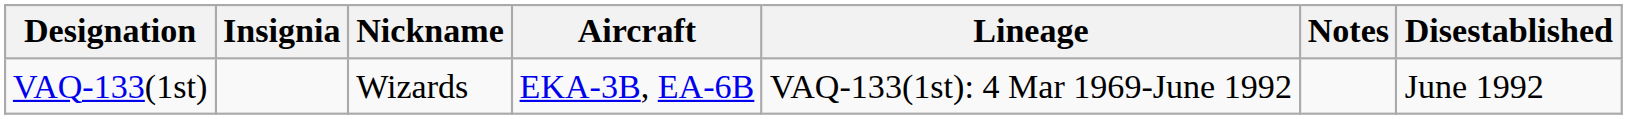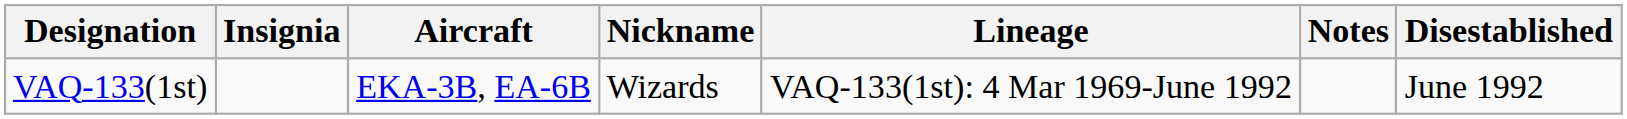columns swapped: (430, 31) <-> (637, 31)
